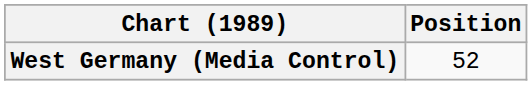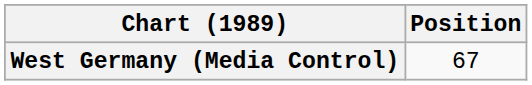(466, 61) 52 -> (466, 61) 67
